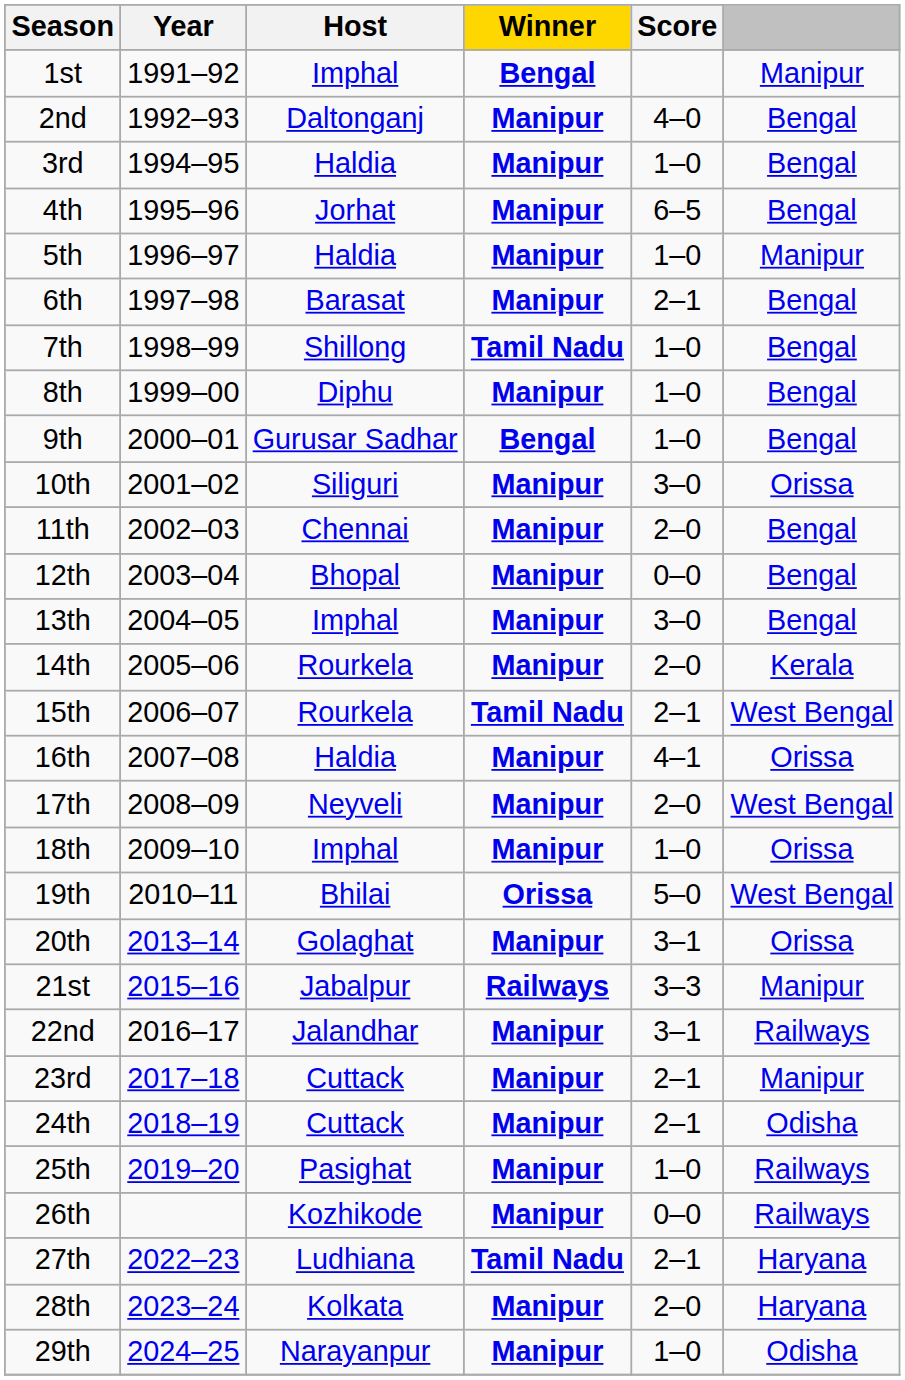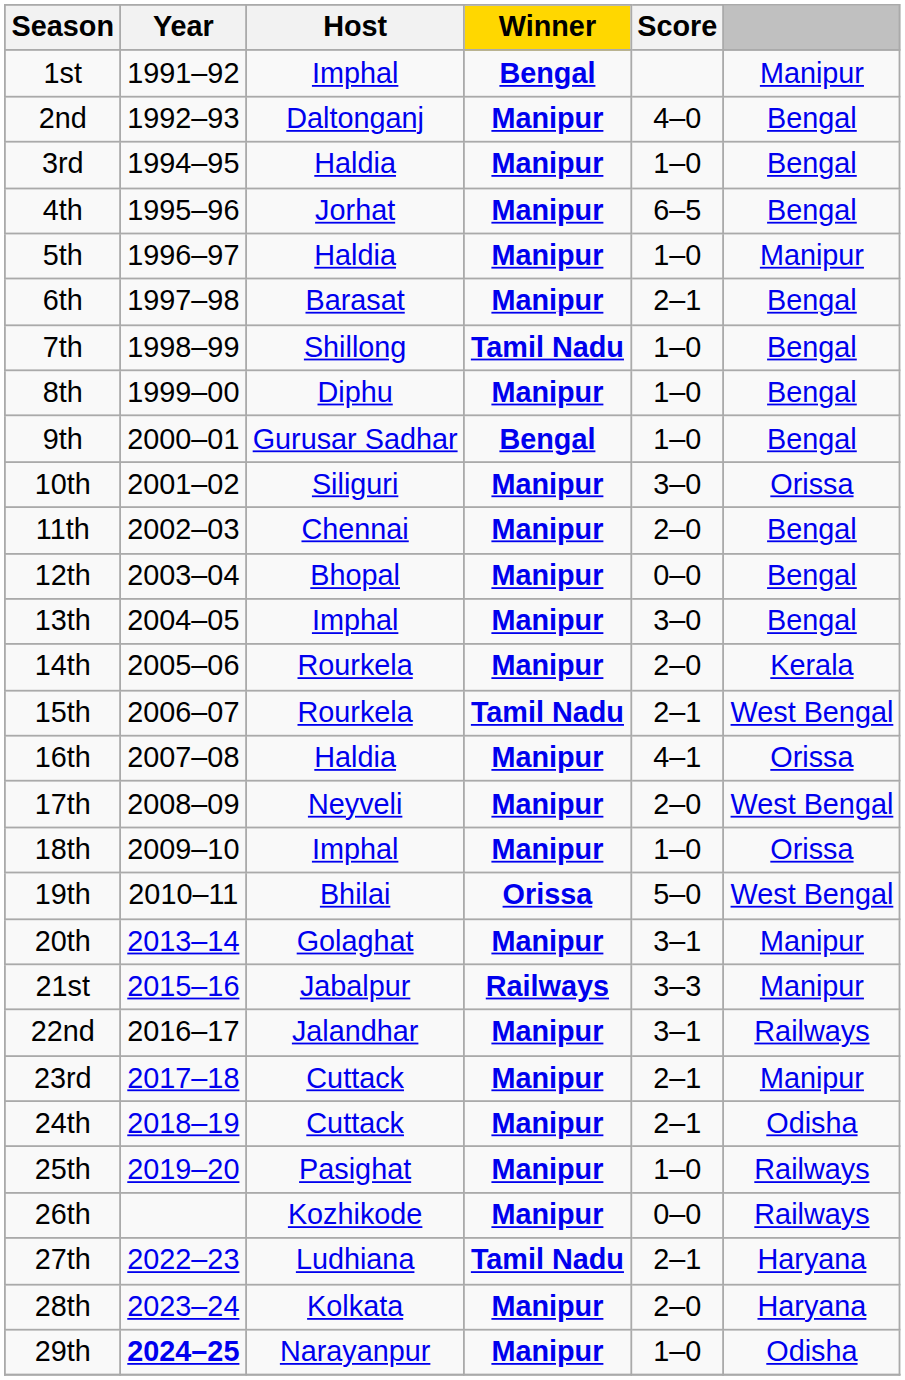(812, 940) Orissa -> (812, 940) Manipur
(183, 1351) normal -> (183, 1351) bold
